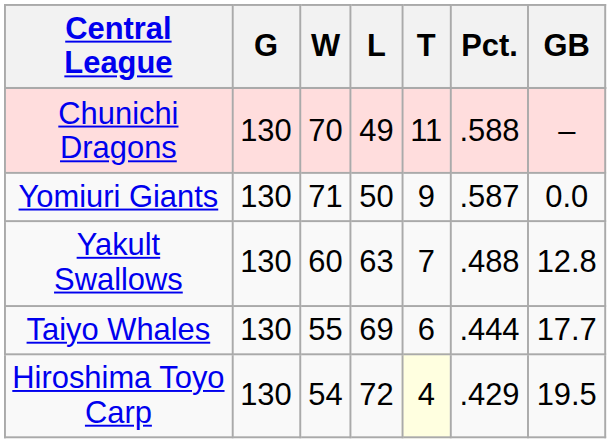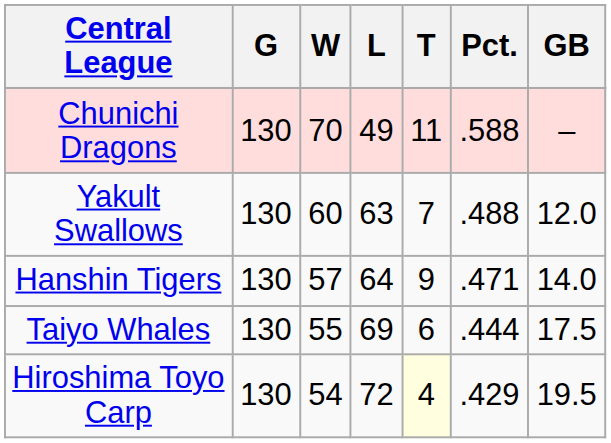- row: (118, 196)
(567, 262) 12.8 -> (567, 213) 12.0
+ row: (118, 280)
(567, 329) 17.7 -> (567, 329) 17.5
